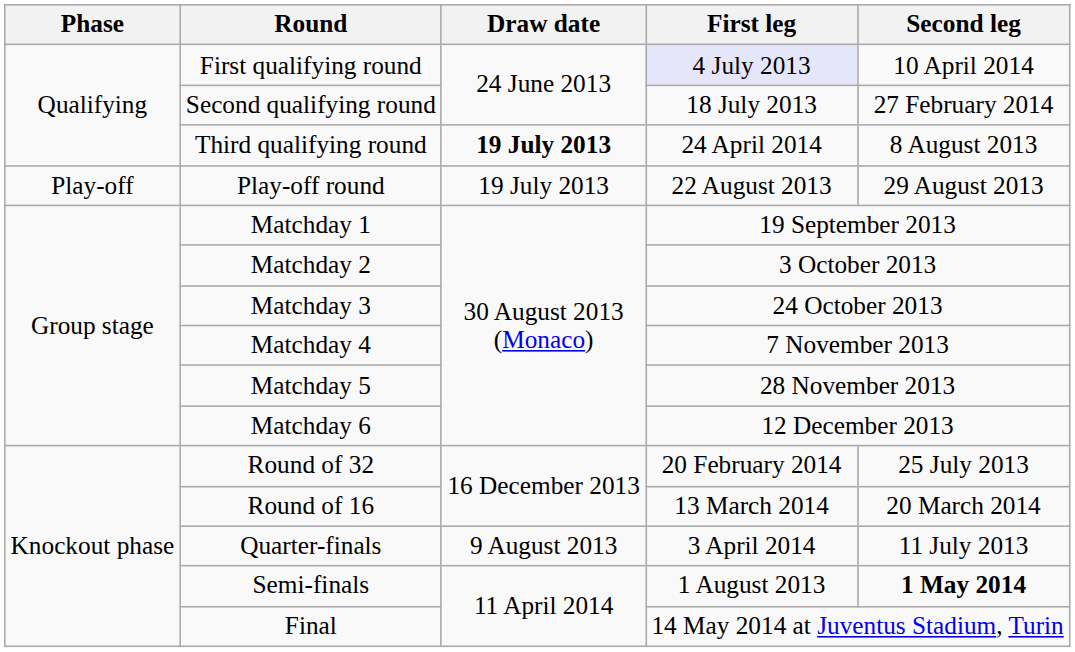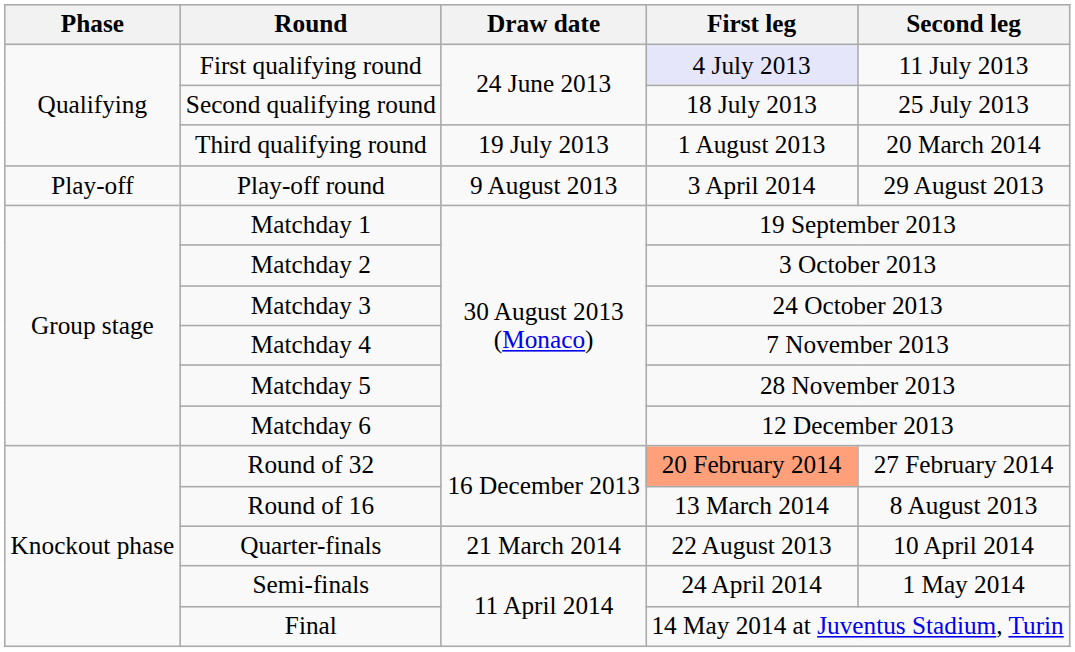(964, 64) 10 April 2014 -> (964, 64) 11 July 2013
(964, 104) 27 February 2014 -> (964, 104) 25 July 2013
(544, 144) bold -> (544, 144) normal
(752, 144) 24 April 2014 -> (752, 144) 1 August 2013
(964, 144) 8 August 2013 -> (964, 144) 20 March 2014
(544, 184) 19 July 2013 -> (544, 184) 9 August 2013
(752, 184) 22 August 2013 -> (752, 184) 3 April 2014
(752, 465) no background -> (752, 465) lightsalmon background
(964, 465) 25 July 2013 -> (964, 465) 27 February 2014
(964, 505) 20 March 2014 -> (964, 505) 8 August 2013
(544, 545) 9 August 2013 -> (544, 545) 21 March 2014
(752, 545) 3 April 2014 -> (752, 545) 22 August 2013
(964, 545) 11 July 2013 -> (964, 545) 10 April 2014
(752, 585) 1 August 2013 -> (752, 585) 24 April 2014
(964, 585) bold -> (964, 585) normal
